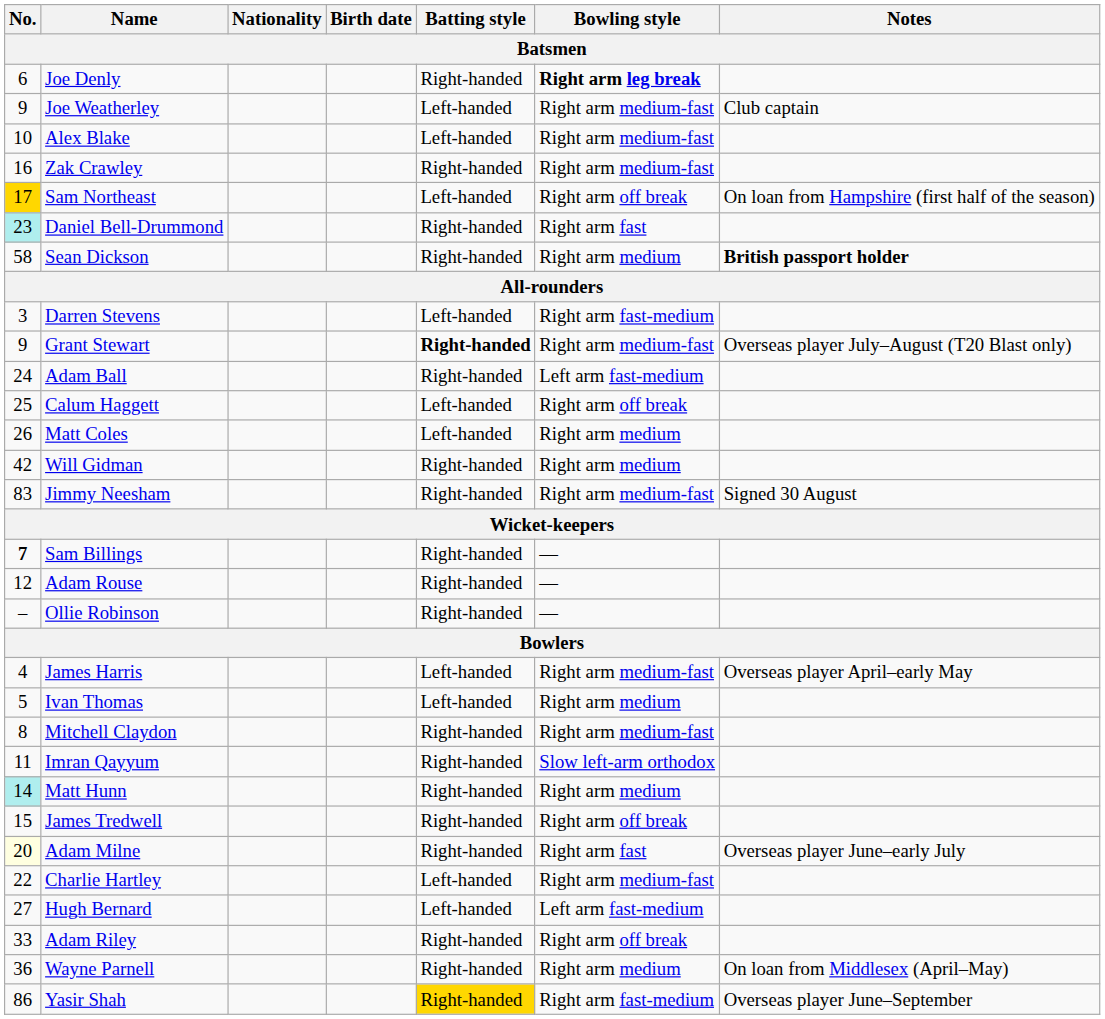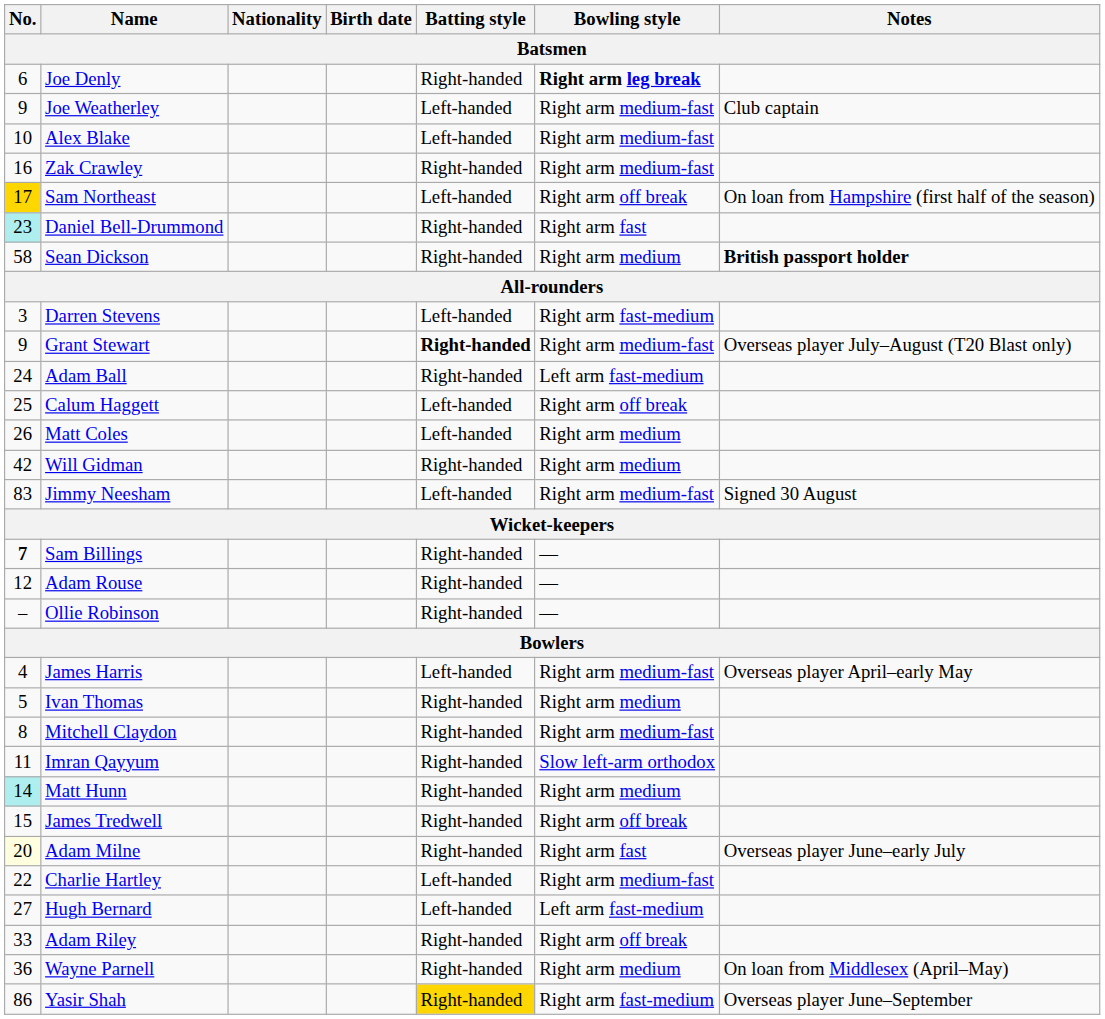(471, 494) Right-handed -> (466, 494) Left-handed
(466, 702) Left-handed -> (471, 702) Right-handed
